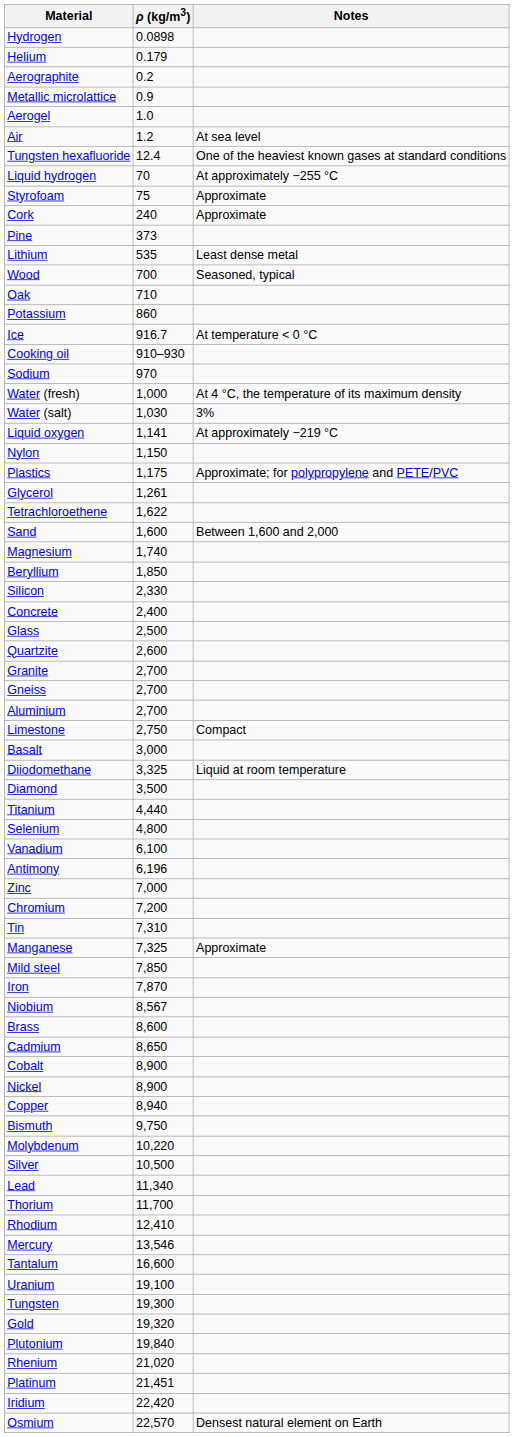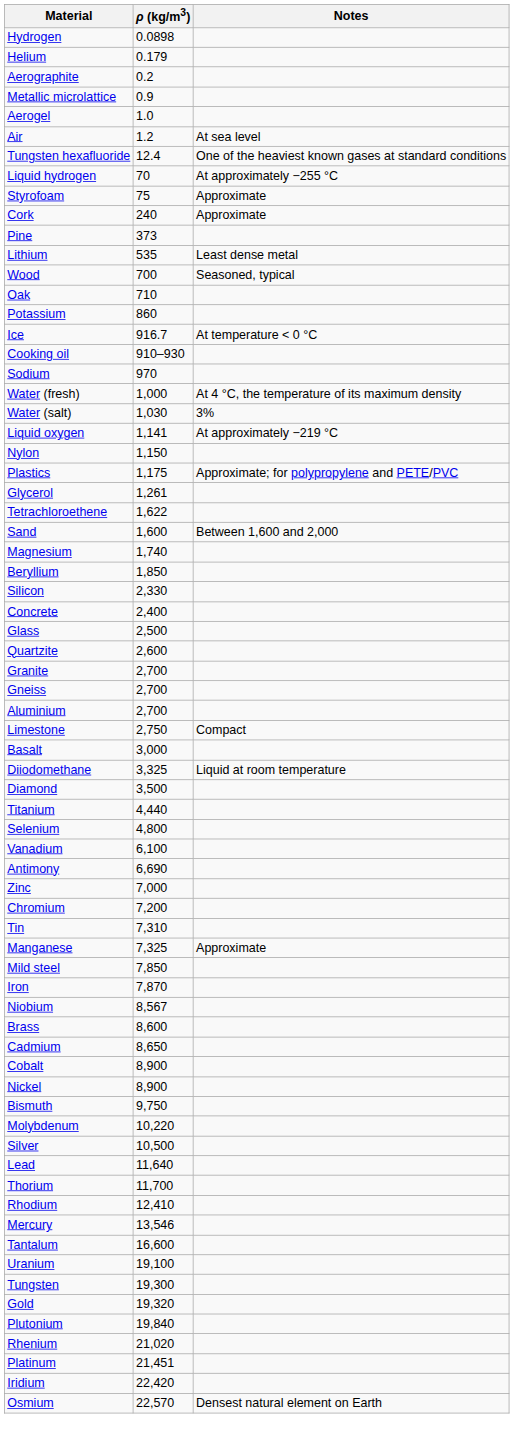(152, 868) 6,196 -> (152, 868) 6,690
- row: (28, 1106)
(155, 1185) 11,340 -> (155, 1165) 11,640
